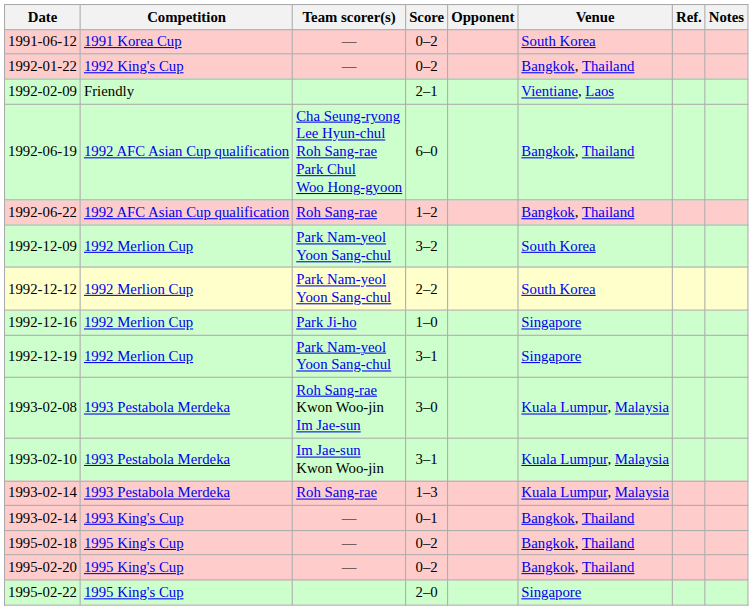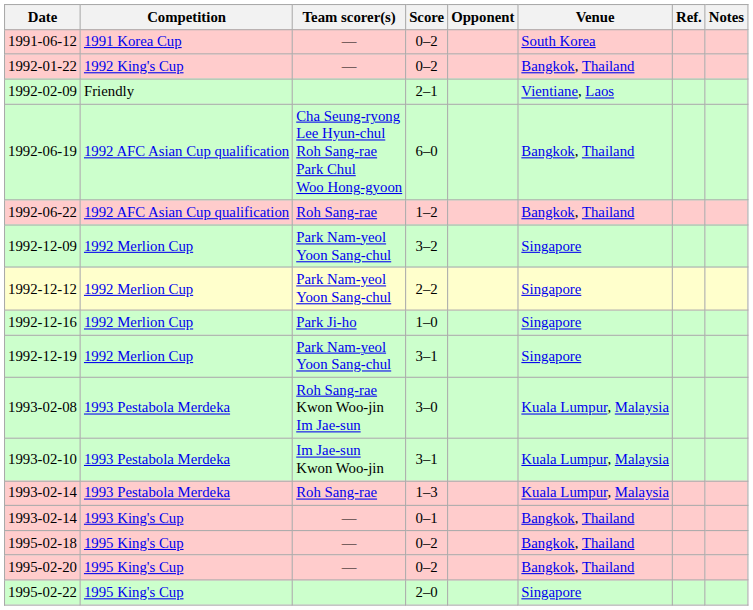(559, 246) South Korea -> (551, 246) Singapore
(559, 288) South Korea -> (551, 288) Singapore
